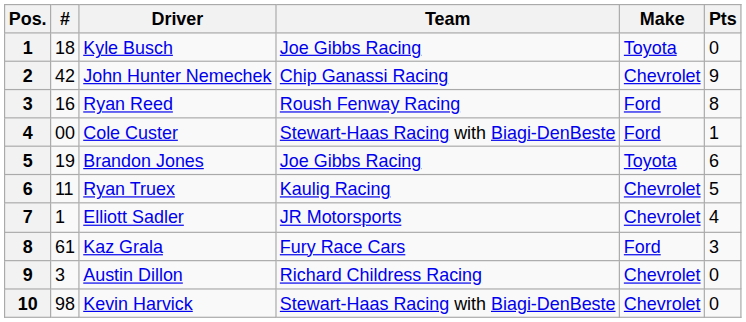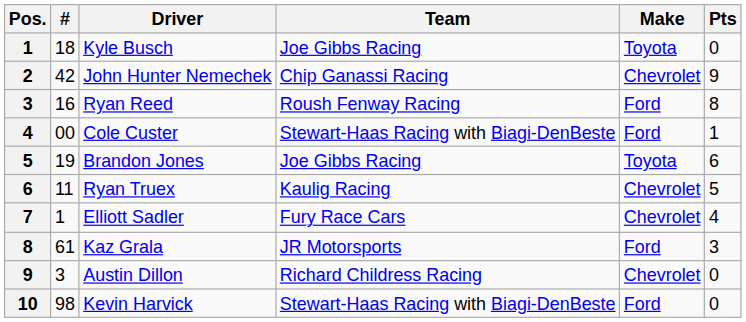(341, 218) JR Motorsports -> (343, 218) Fury Race Cars
(343, 246) Fury Race Cars -> (341, 246) JR Motorsports
(662, 303) Chevrolet -> (642, 303) Ford
